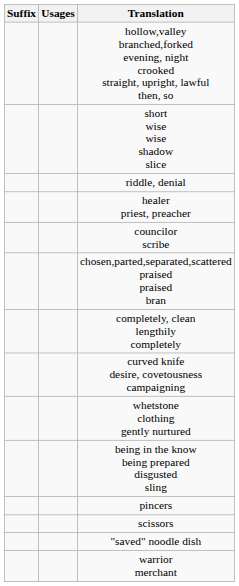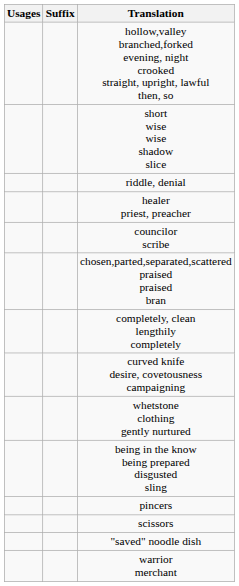columns swapped: (21, 13) <-> (58, 13)
